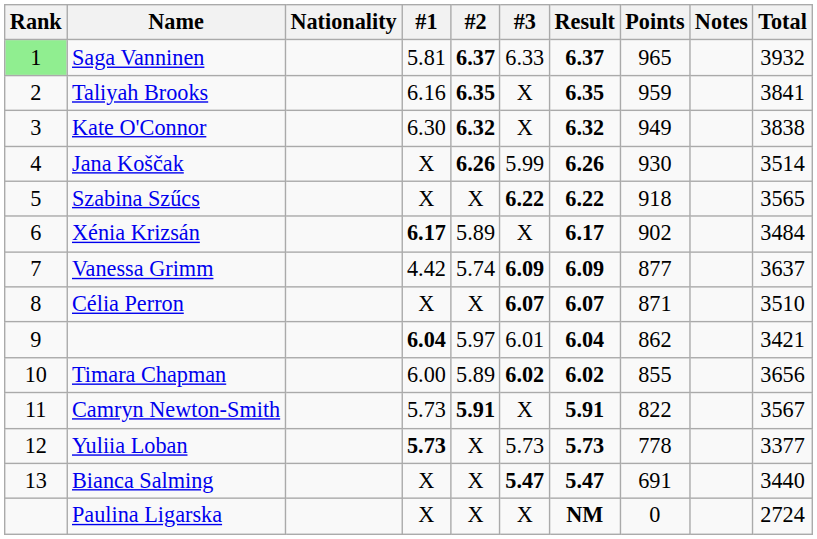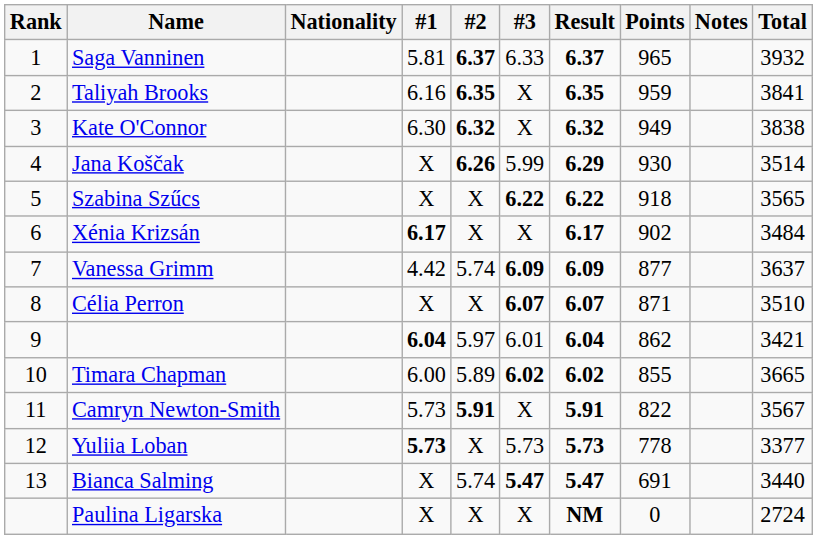(36, 57) lightgreen background -> (36, 57) no background
(585, 163) 6.26 -> (585, 163) 6.29
(476, 233) 5.89 -> (476, 233) X
(783, 374) 3656 -> (783, 374) 3665
(476, 480) X -> (476, 480) 5.74
